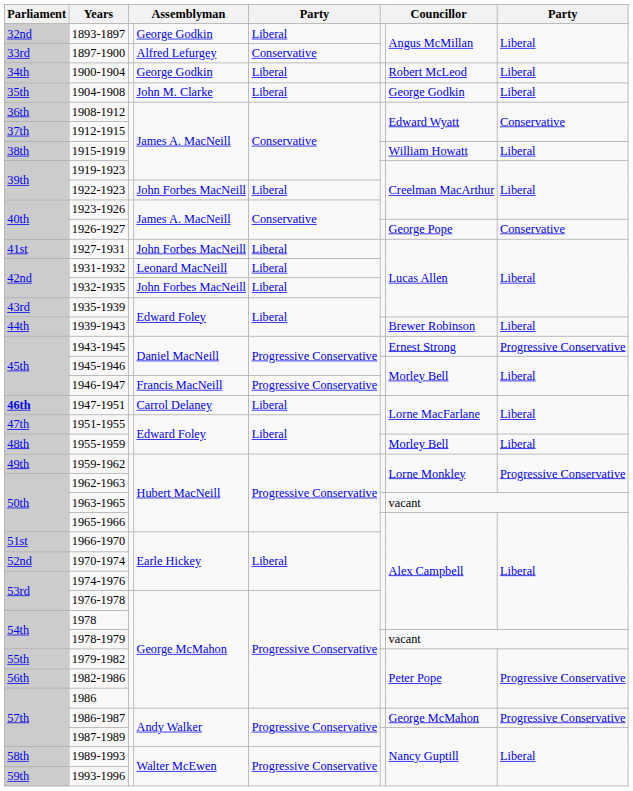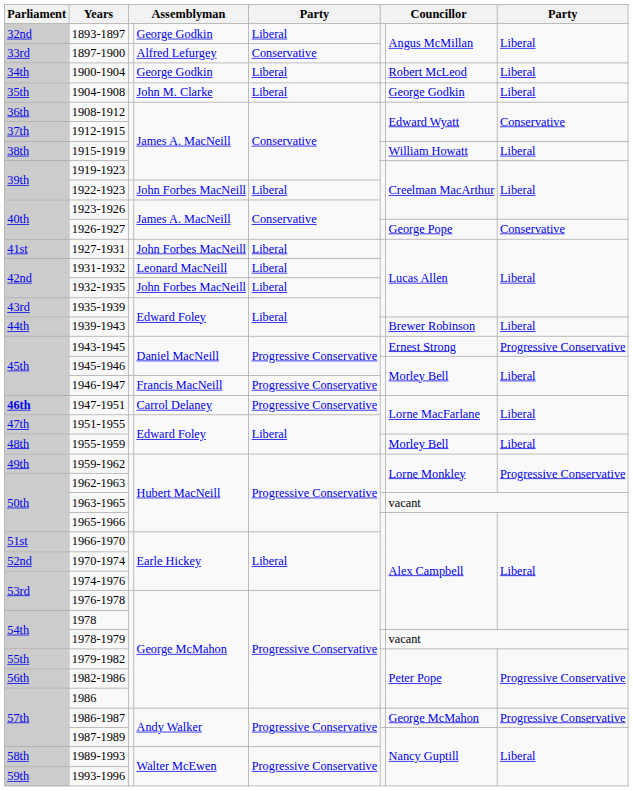(269, 405) Liberal -> (314, 405) Progressive Conservative
